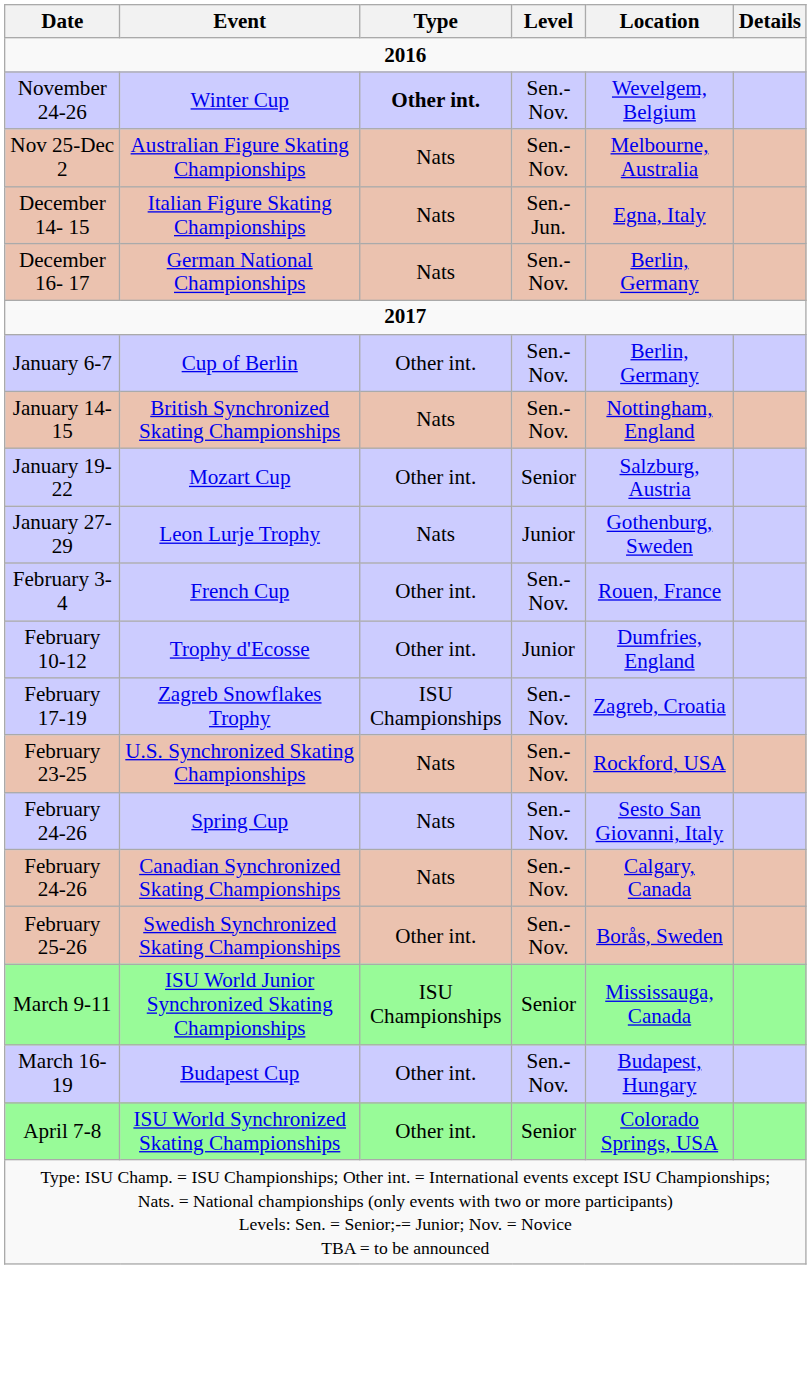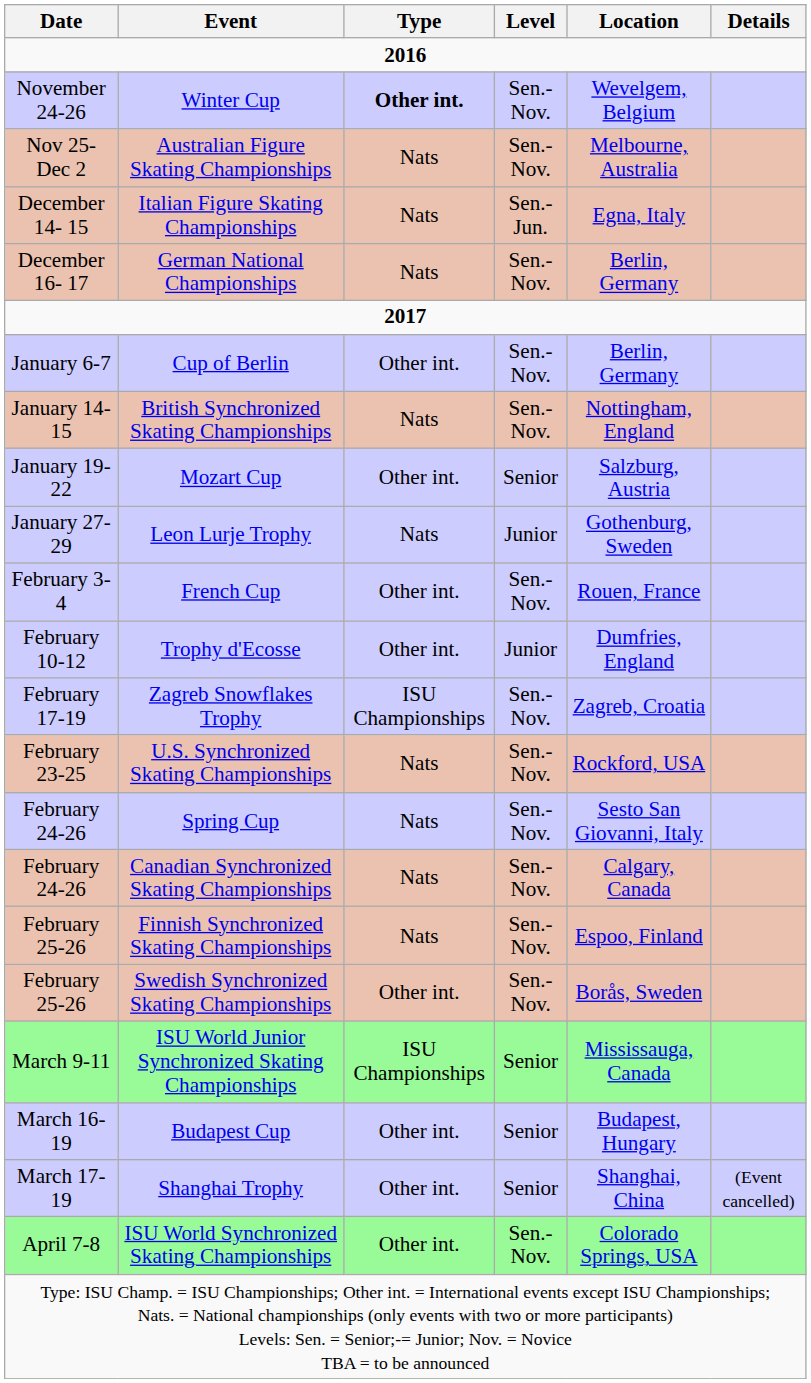+ row: (231, 935)
(548, 1073) Sen.-Nov. -> (531, 1130) Senior
+ row: (231, 1187)
(548, 1130) Senior -> (531, 1245) Sen.-Nov.
